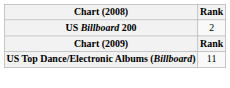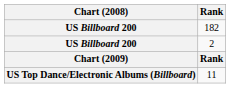+ row: (212, 28)
